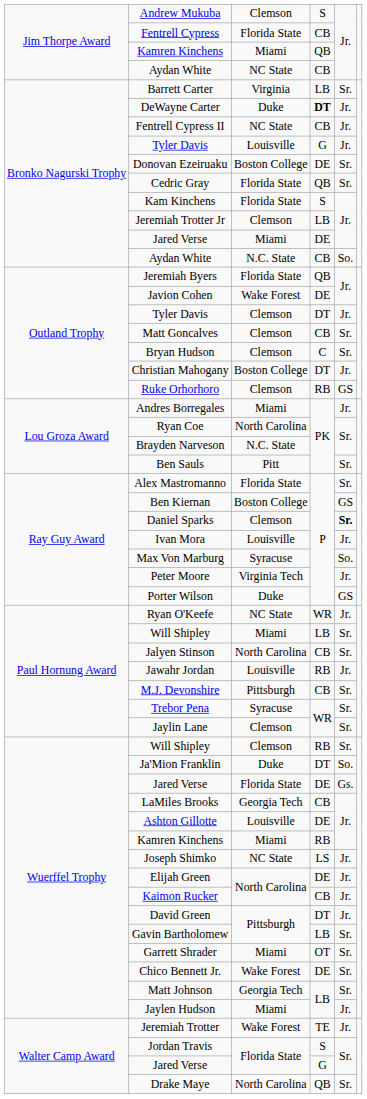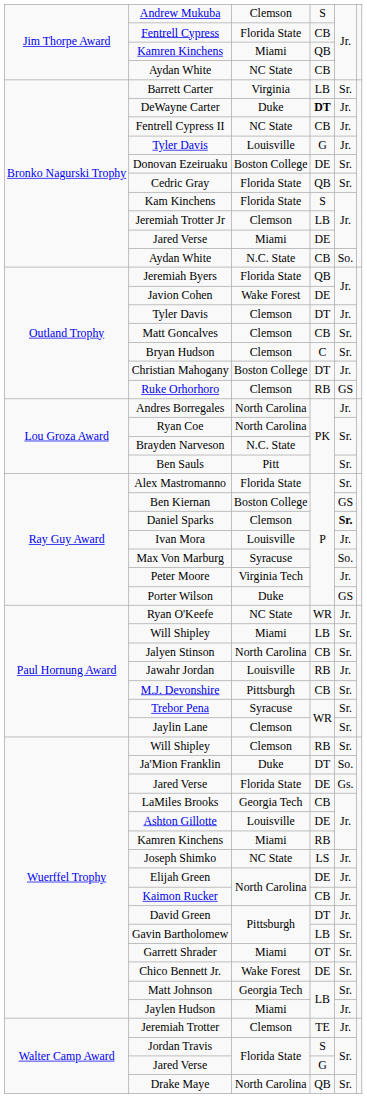(271, 408) Miami -> (271, 408) North Carolina
(271, 1027) Wake Forest -> (271, 1027) Clemson
